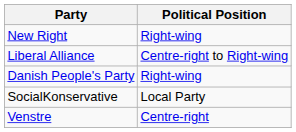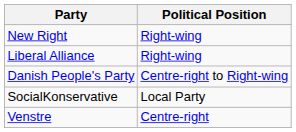(214, 55) Centre-right to Right-wing -> (171, 55) Right-wing
(171, 76) Right-wing -> (214, 76) Centre-right to Right-wing
